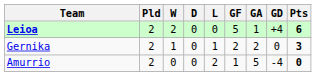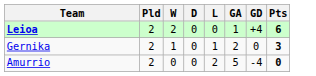- column: (235, 13)
